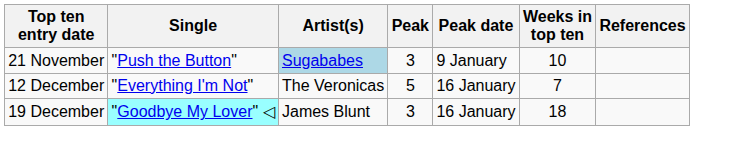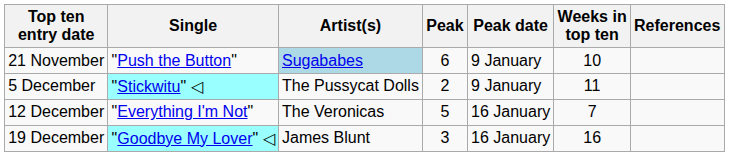(410, 60) 3 -> (445, 60) 6
+ row: (52, 86)
(557, 111) 18 -> (592, 138) 16
